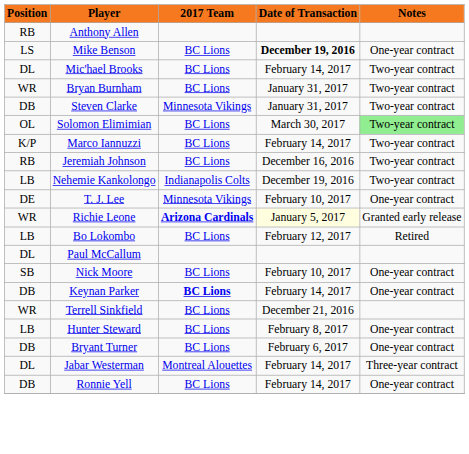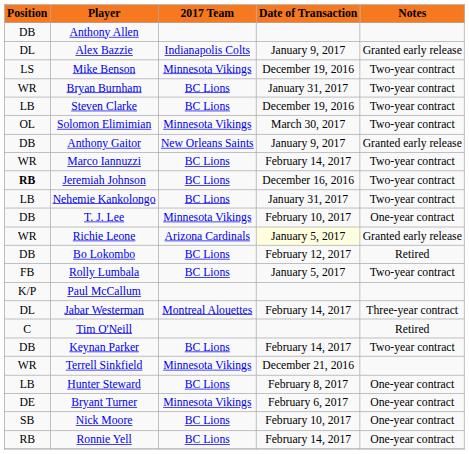(27, 32) RB -> (27, 32) DB
+ row: (104, 50)
(207, 50) BC Lions -> (207, 69) Minnesota Vikings
(308, 50) bold -> (308, 69) normal
(412, 50) One-year contract -> (412, 69) Two-year contract
- row: (104, 69)
(27, 106) DB -> (27, 106) LB
(207, 106) Minnesota Vikings -> (207, 106) BC Lions
(308, 106) January 31, 2017 -> (308, 106) December 19, 2016
(207, 124) BC Lions -> (207, 124) Minnesota Vikings
(412, 124) lightgreen background -> (412, 124) no background
+ row: (104, 143)
(27, 143) K/P -> (27, 161) WR
(27, 161) normal -> (27, 180) bold
(207, 180) Indianapolis Colts -> (207, 198) BC Lions
(308, 180) December 19, 2016 -> (308, 198) January 31, 2017
(27, 198) DE -> (27, 217) DB
(207, 217) bold -> (207, 236) normal
(27, 236) LB -> (27, 254) DB
+ row: (104, 273)
(27, 254) DL -> (27, 291) K/P
rows swapped: (104, 273) <-> (104, 365)
+ row: (104, 328)
(207, 291) bold -> (207, 347) normal
(412, 291) One-year contract -> (412, 347) Two-year contract
(207, 310) BC Lions -> (207, 365) Minnesota Vikings
(27, 347) DB -> (27, 402) DE
(207, 347) BC Lions -> (207, 402) Minnesota Vikings
(27, 384) DB -> (27, 439) RB
